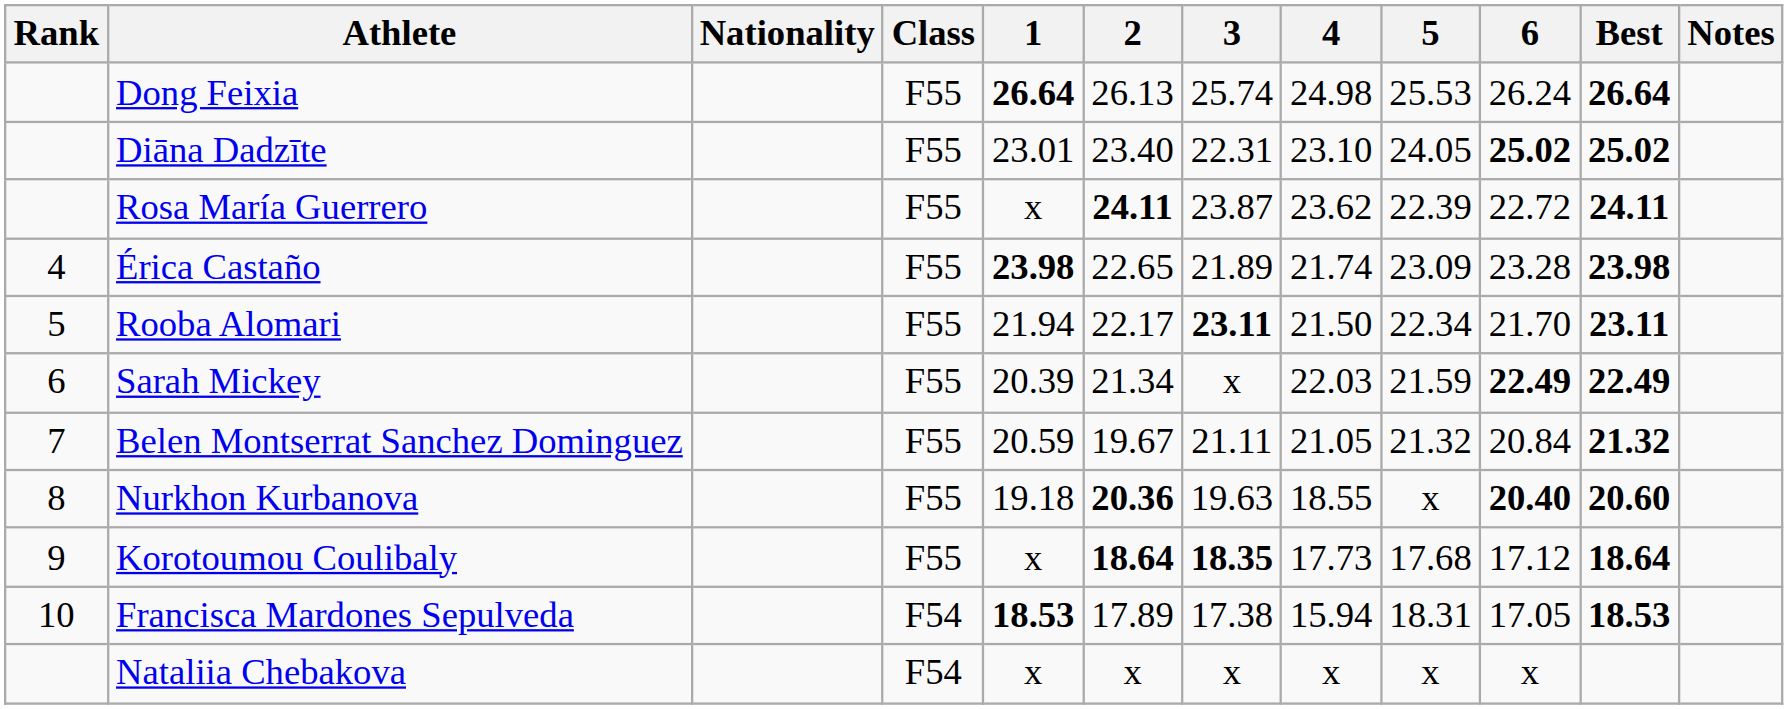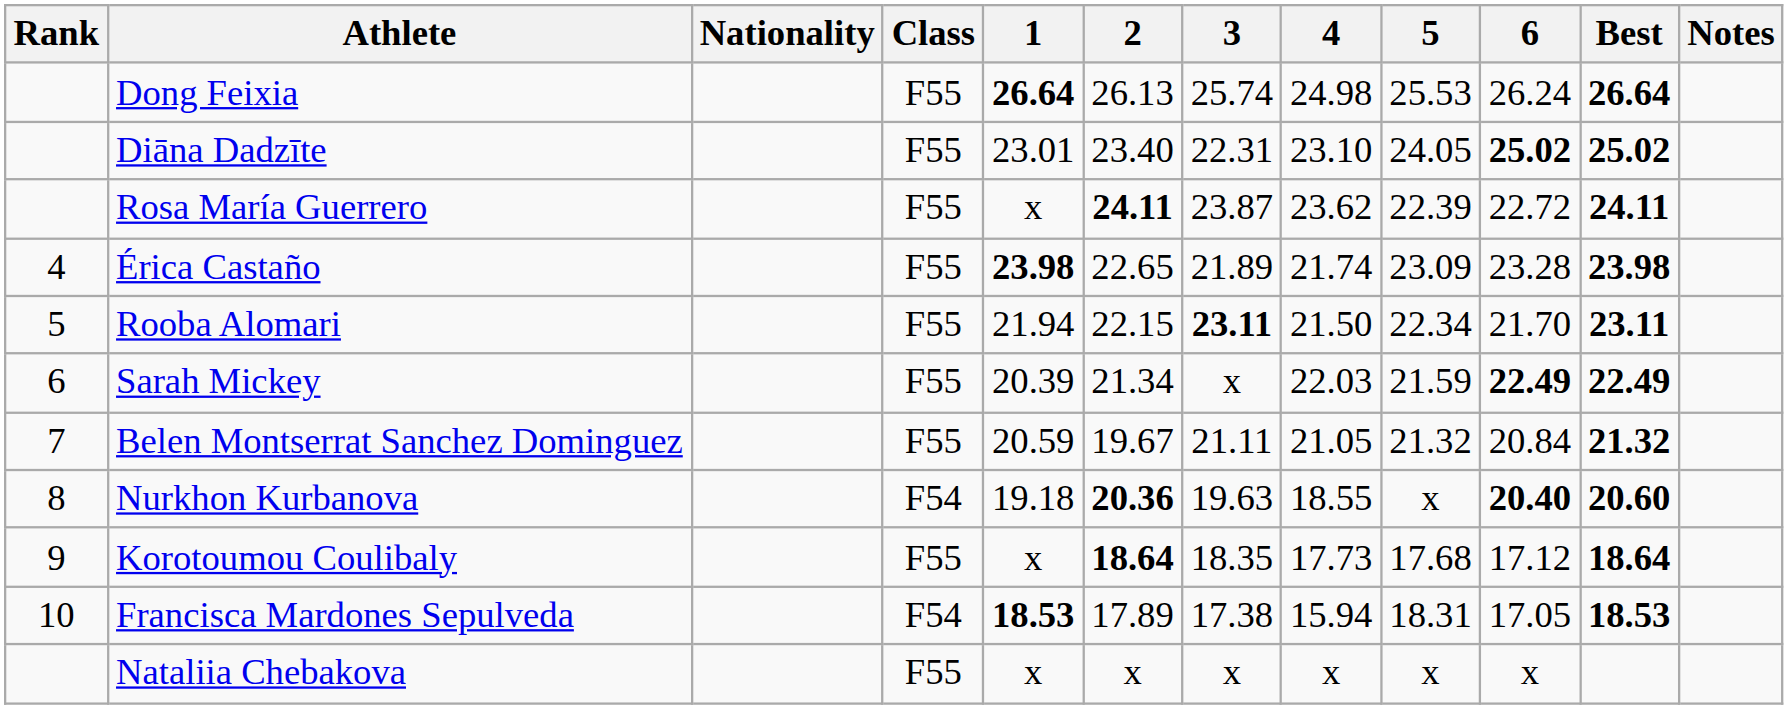(1133, 324) 22.17 -> (1133, 324) 22.15
(933, 498) F55 -> (933, 498) F54
(1232, 556) bold -> (1232, 556) normal
(933, 672) F54 -> (933, 672) F55
